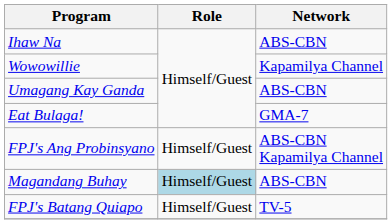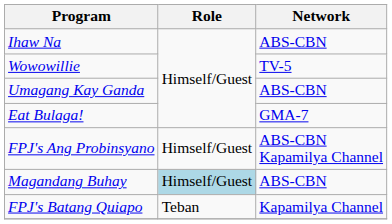(321, 66) Kapamilya Channel -> (275, 66) TV-5
(207, 206) Himself/Guest -> (181, 206) Teban
(275, 206) TV-5 -> (321, 206) Kapamilya Channel
